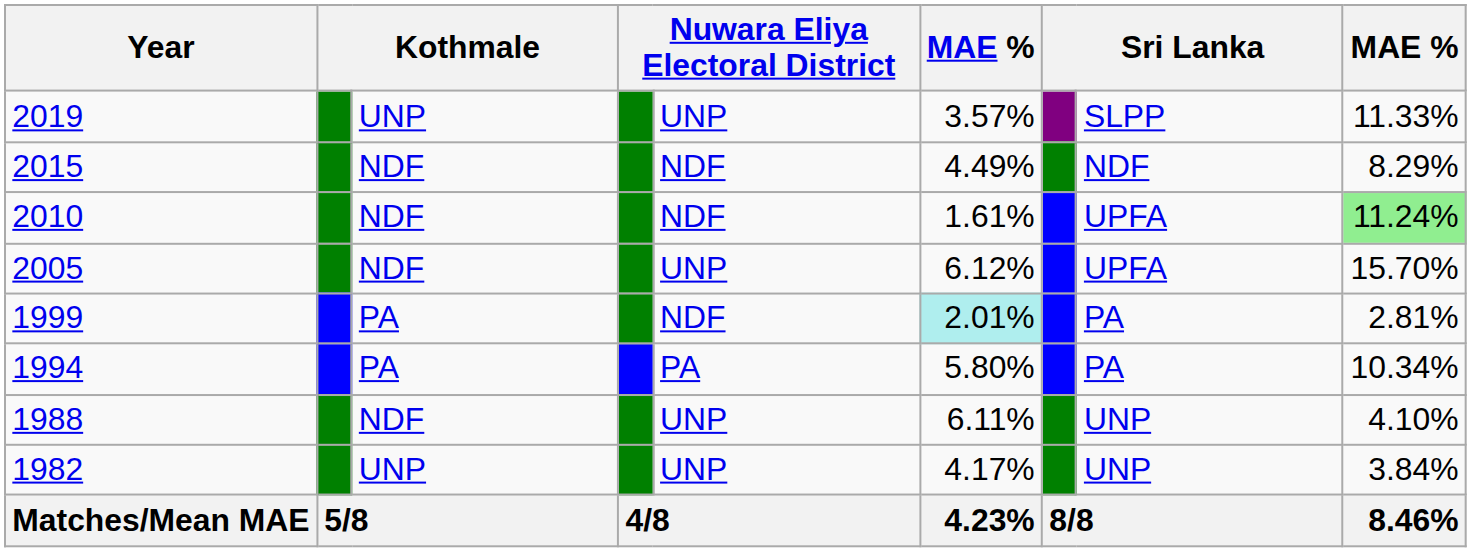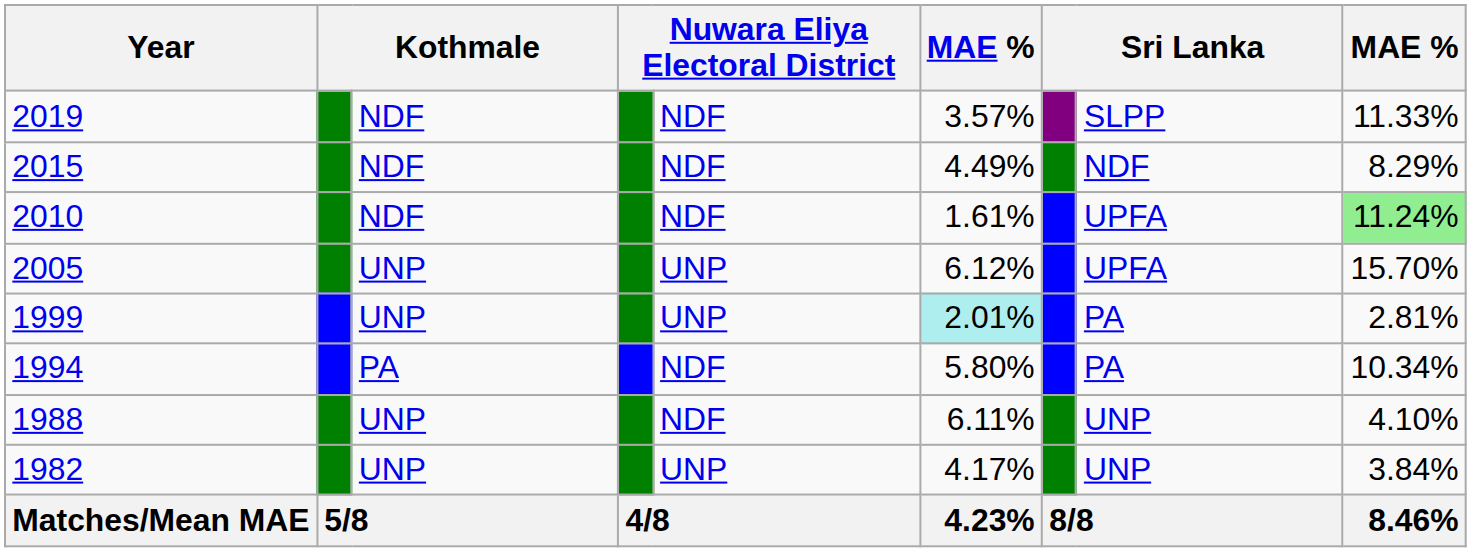(392, 116) UNP -> (392, 116) NDF
(694, 116) UNP -> (693, 116) NDF
(392, 267) NDF -> (392, 267) UNP
(379, 318) PA -> (392, 318) UNP
(693, 318) NDF -> (694, 318) UNP
(680, 368) PA -> (693, 368) NDF
(392, 419) NDF -> (392, 419) UNP
(694, 419) UNP -> (693, 419) NDF
